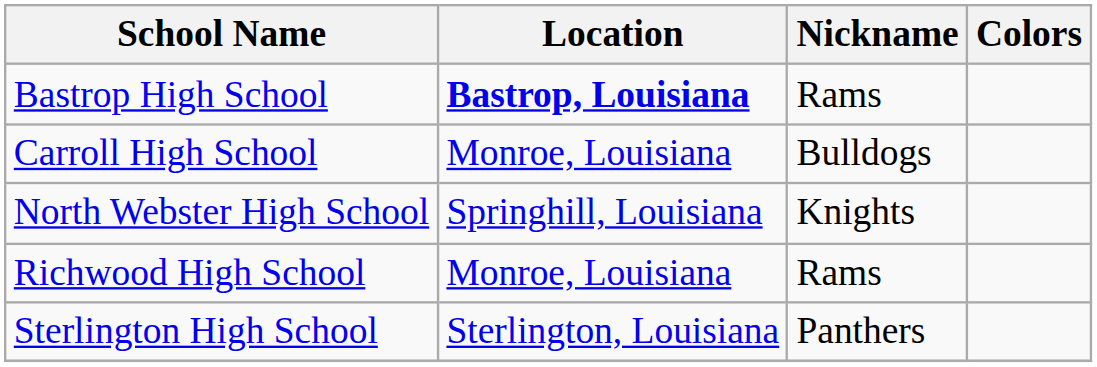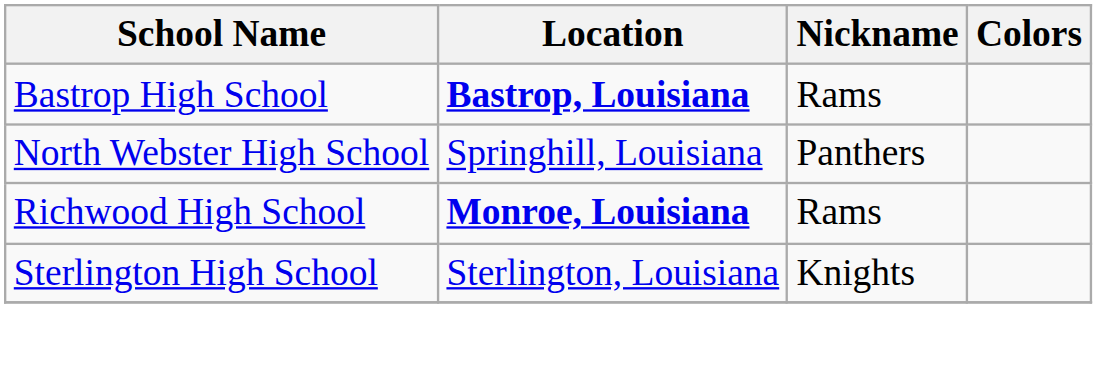- row: (166, 152)
(856, 212) Knights -> (861, 152) Panthers
(589, 271) normal -> (598, 212) bold
(861, 331) Panthers -> (856, 271) Knights
